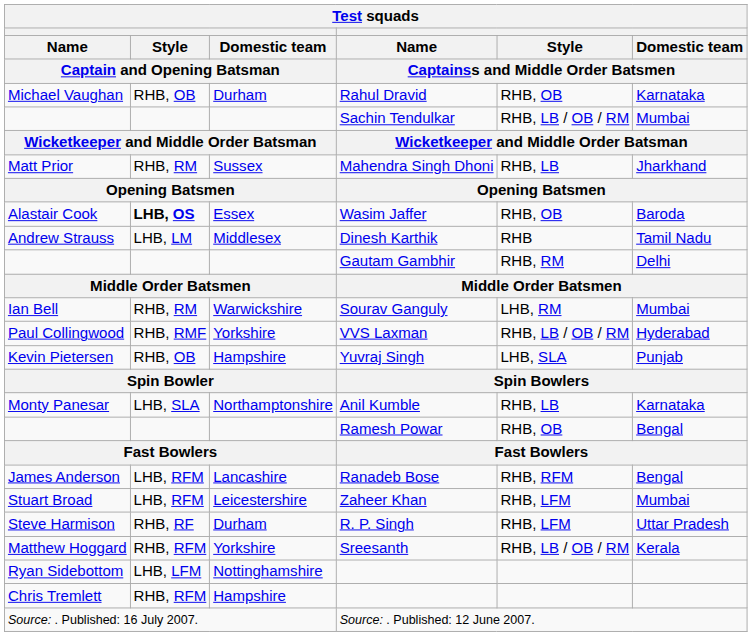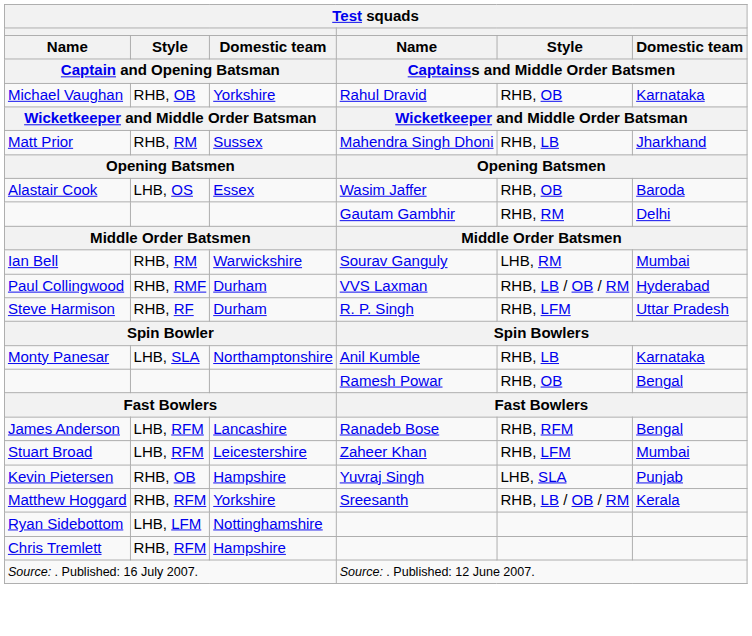(240, 94) Durham -> (244, 94) Yorkshire
- row: (67, 119)
(164, 214) bold -> (163, 190) normal
- row: (61, 238)
(244, 333) Yorkshire -> (240, 285) Durham
rows swapped: (61, 357) <-> (61, 524)
